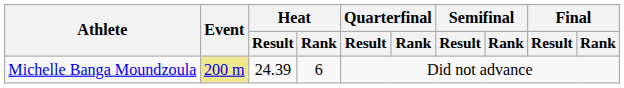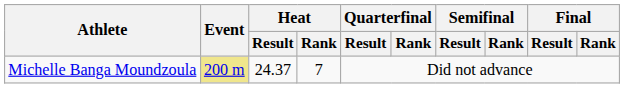(273, 69) 24.39 -> (273, 69) 24.37
(319, 69) 6 -> (319, 69) 7
